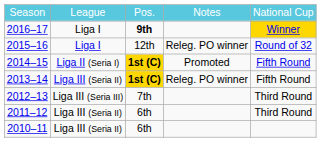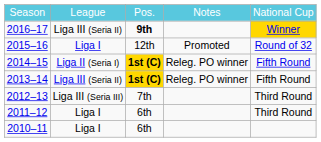(88, 30) Liga I -> (88, 30) Liga III (Seria II)
(207, 46) Releg. PO winner -> (207, 46) Promoted
(207, 63) Promoted -> (207, 63) Releg. PO winner
(88, 113) Liga III (Seria II) -> (88, 113) Liga I
(88, 129) Liga III (Seria II) -> (88, 129) Liga I
